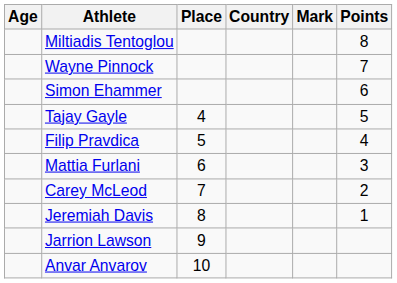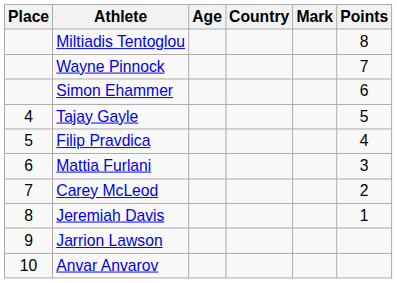columns swapped: (201, 16) <-> (23, 16)
